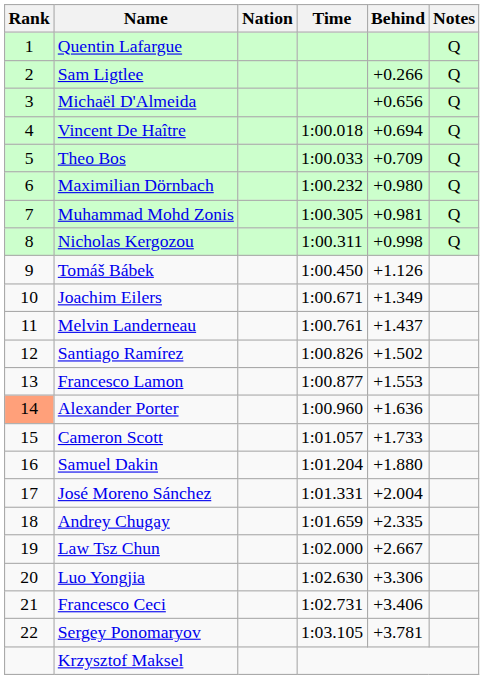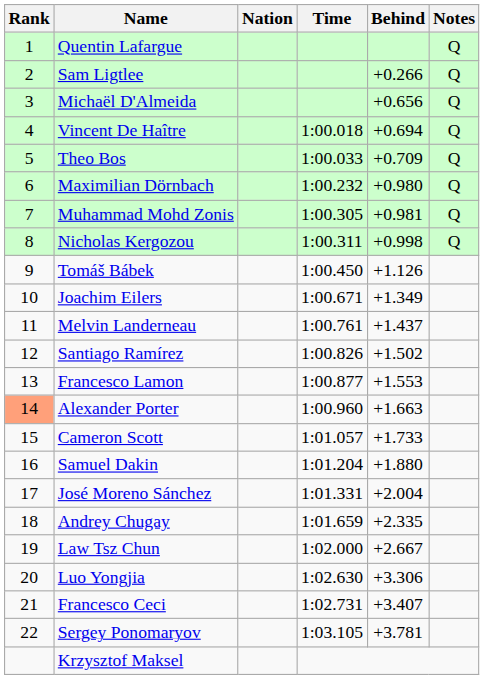(398, 409) +1.636 -> (398, 409) +1.663
(398, 604) +3.406 -> (398, 604) +3.407
